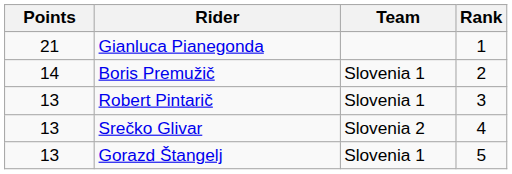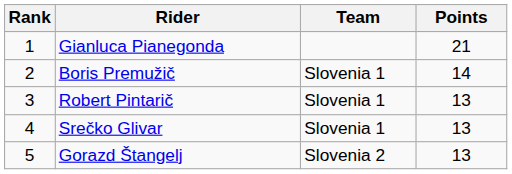columns swapped: (481, 18) <-> (50, 18)
(384, 127) Slovenia 2 -> (345, 127) Slovenia 1
(384, 155) Slovenia 1 -> (345, 155) Slovenia 2
